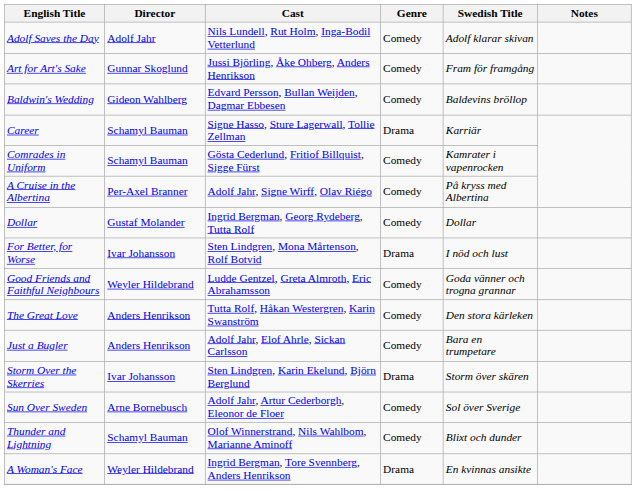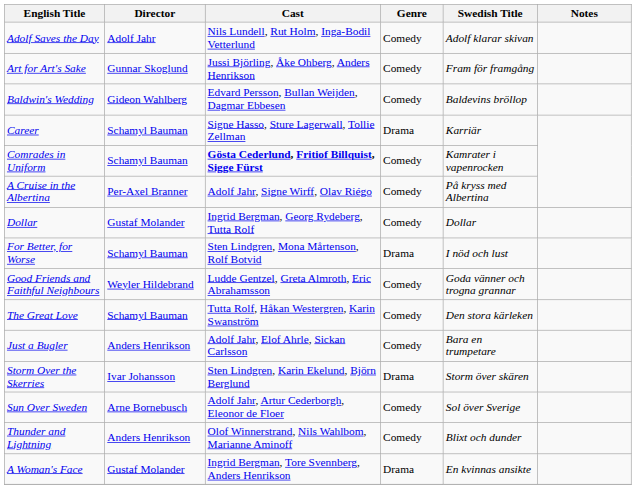(286, 161) normal -> (291, 161) bold
(141, 253) Ivar Johansson -> (147, 253) Schamyl Bauman
(149, 315) Anders Henrikson -> (147, 315) Schamyl Bauman
(147, 438) Schamyl Bauman -> (149, 438) Anders Henrikson
(151, 469) Weyler Hildebrand -> (146, 469) Gustaf Molander
